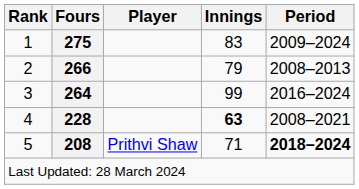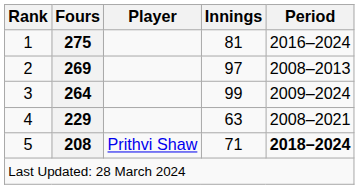(234, 42) 83 -> (234, 42) 81
(310, 42) 2009–2024 -> (310, 42) 2016–2024
(78, 68) 266 -> (78, 68) 269
(234, 68) 79 -> (234, 68) 97
(310, 94) 2016–2024 -> (310, 94) 2009–2024
(78, 119) 228 -> (78, 119) 229
(234, 119) bold -> (234, 119) normal
